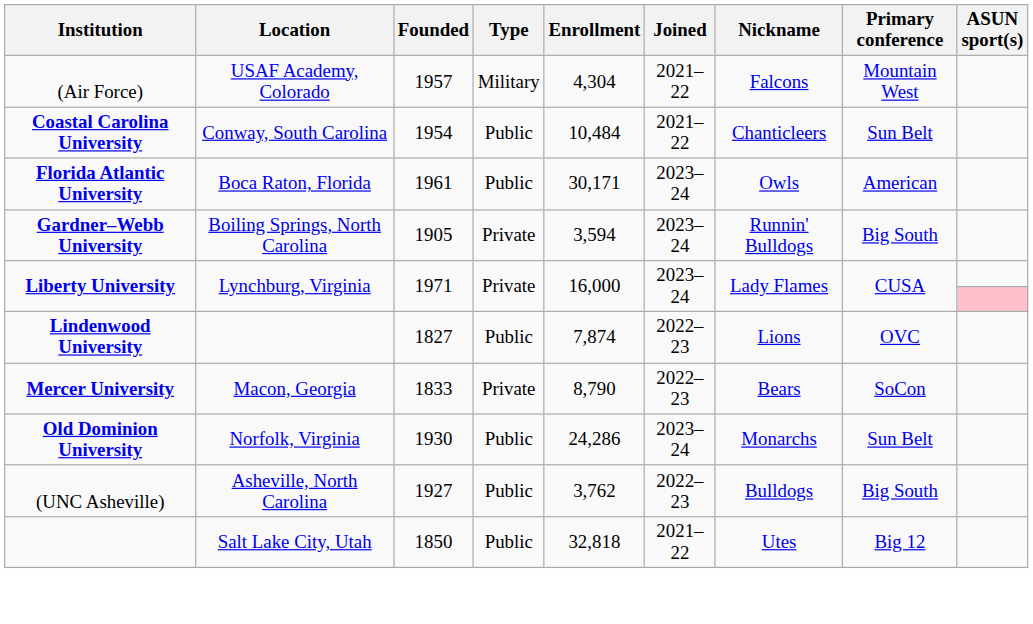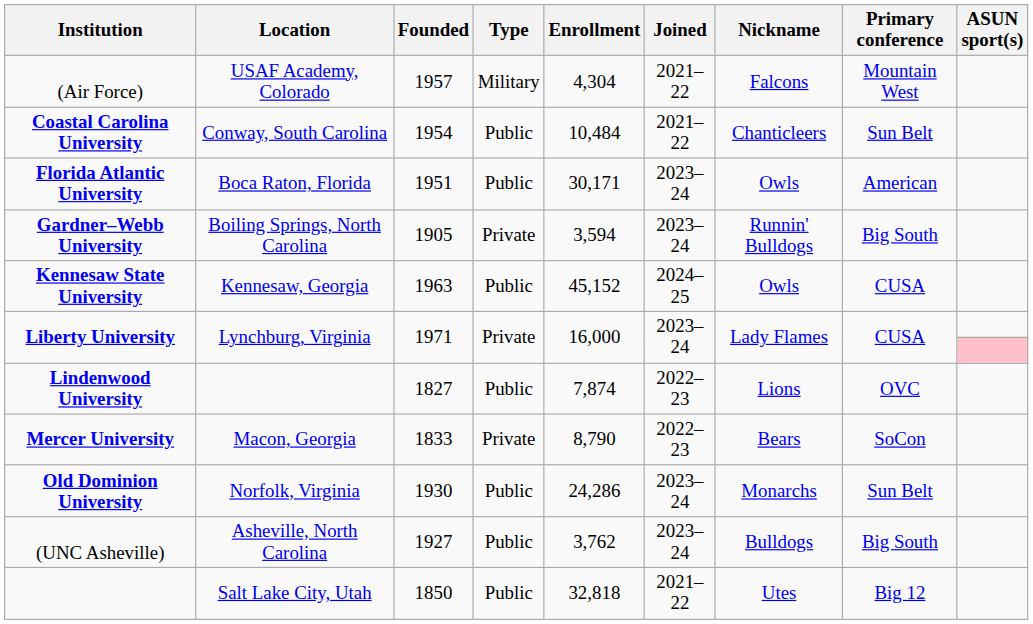(433, 183) 1961 -> (433, 183) 1951
+ row: (100, 286)
(680, 490) 2022–23 -> (680, 541) 2023–24
